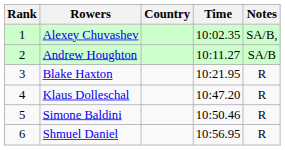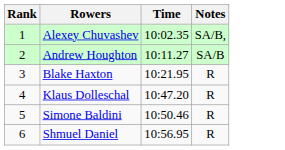- column: (167, 14)
